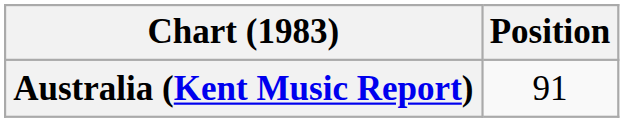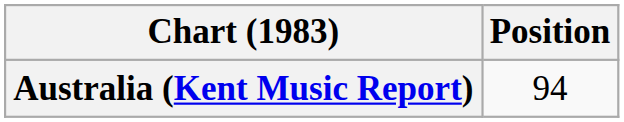(550, 87) 91 -> (550, 87) 94
